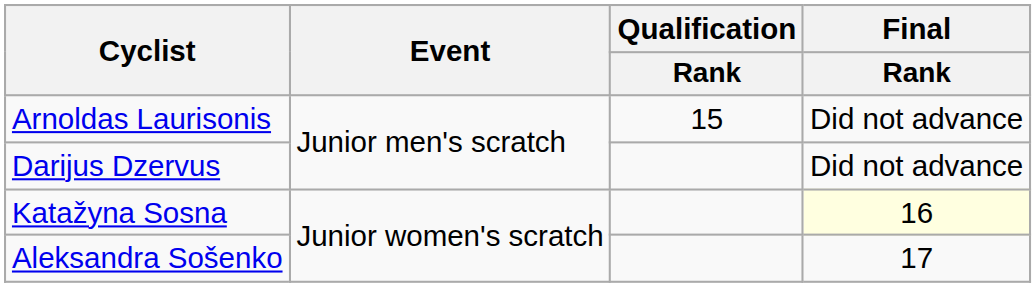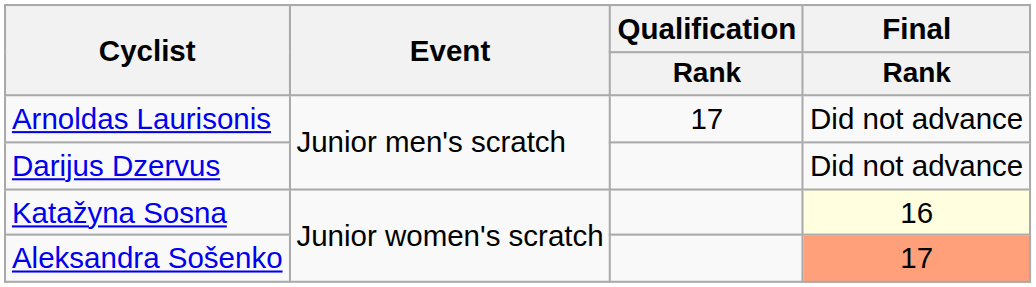(707, 119) 15 -> (707, 119) 17
(917, 259) no background -> (917, 259) lightsalmon background
